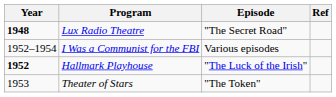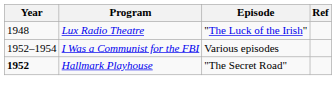(18, 30) bold -> (18, 30) normal
(246, 30) "The Secret Road" -> (256, 30) "The Luck of the Irish"
(256, 65) "The Luck of the Irish" -> (246, 65) "The Secret Road"
- row: (97, 83)
